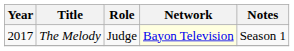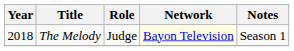(20, 35) 2017 -> (20, 35) 2018
